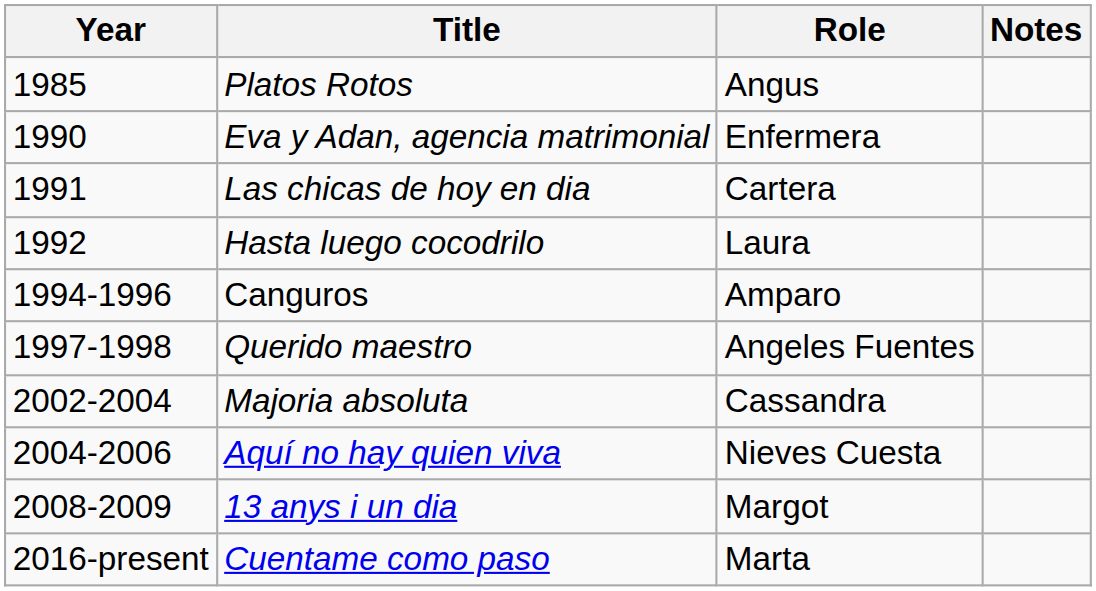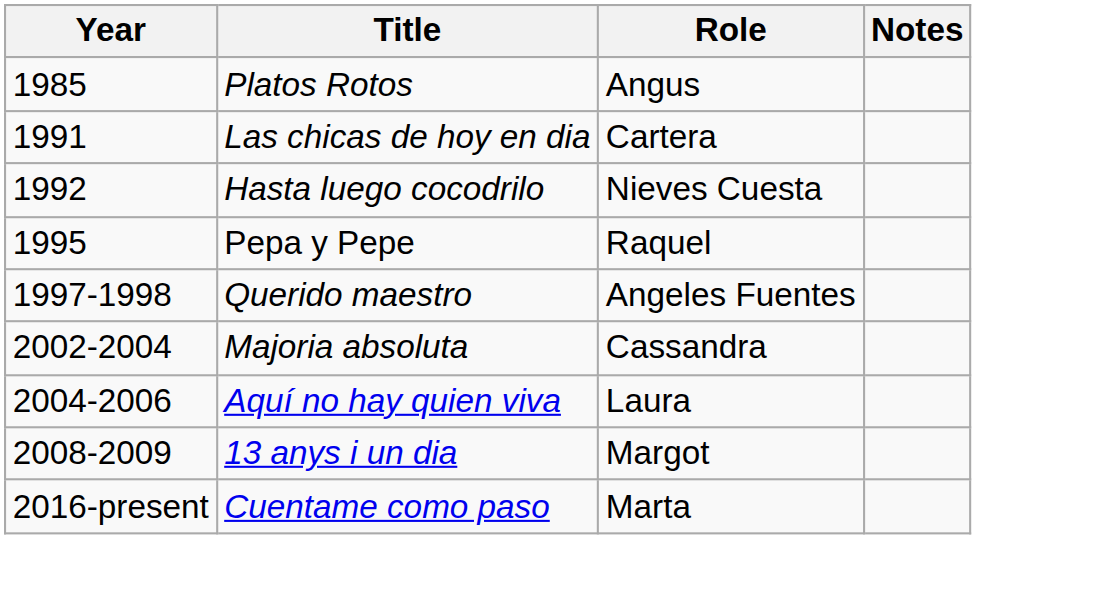- row: (467, 136)
(767, 242) Laura -> (714, 189) Nieves Cuesta
- row: (296, 294)
+ row: (319, 242)
(833, 453) Nieves Cuesta -> (648, 400) Laura
